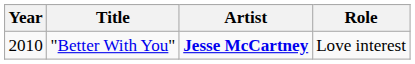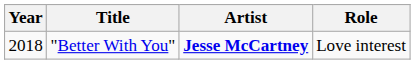(26, 45) 2010 -> (26, 45) 2018
